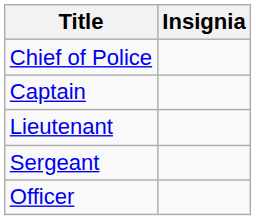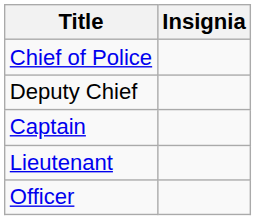+ row: (74, 92)
- row: (55, 162)
